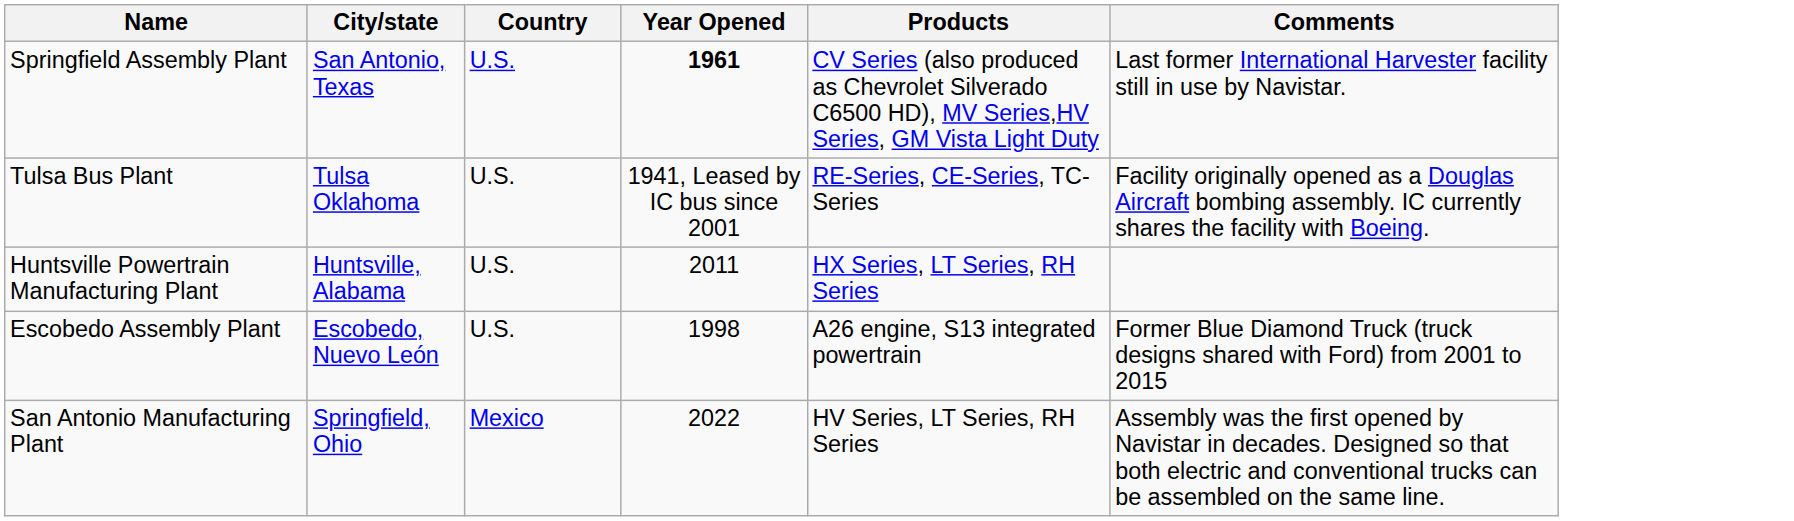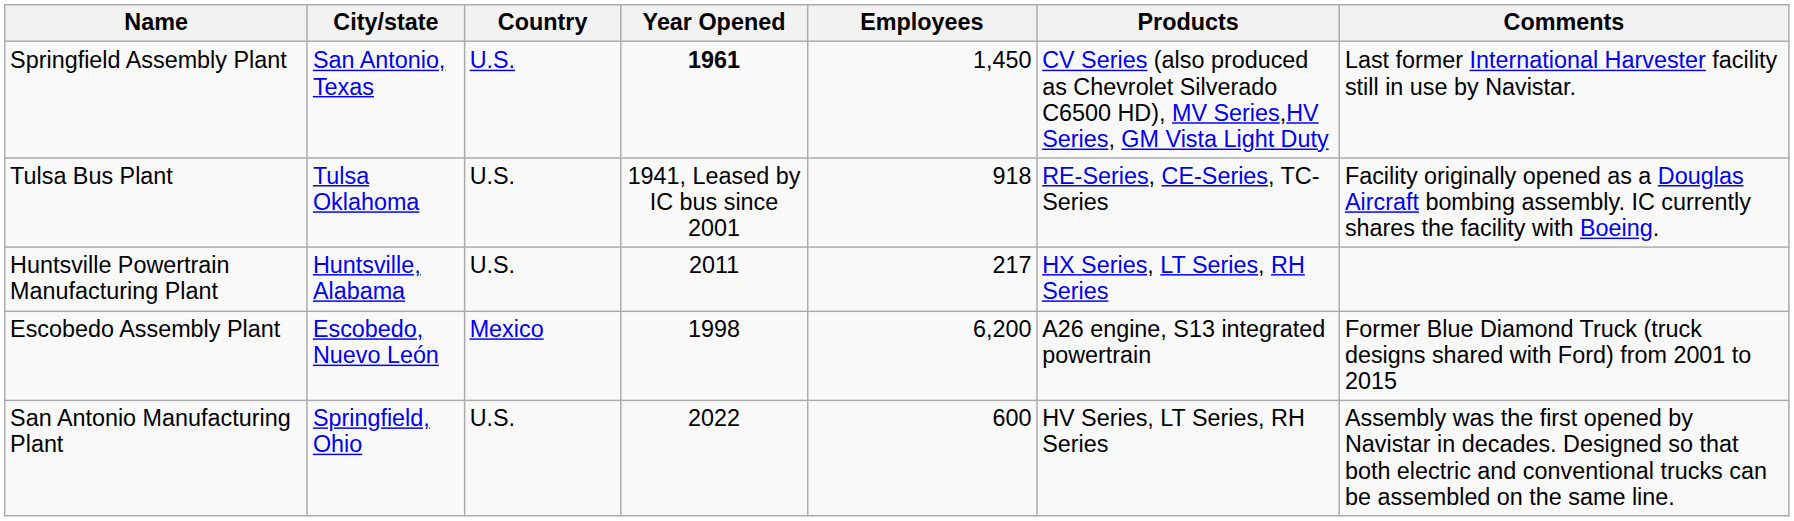+ column: (922, 23)
(492, 328) U.S. -> (507, 328) Mexico
(507, 418) Mexico -> (492, 418) U.S.
